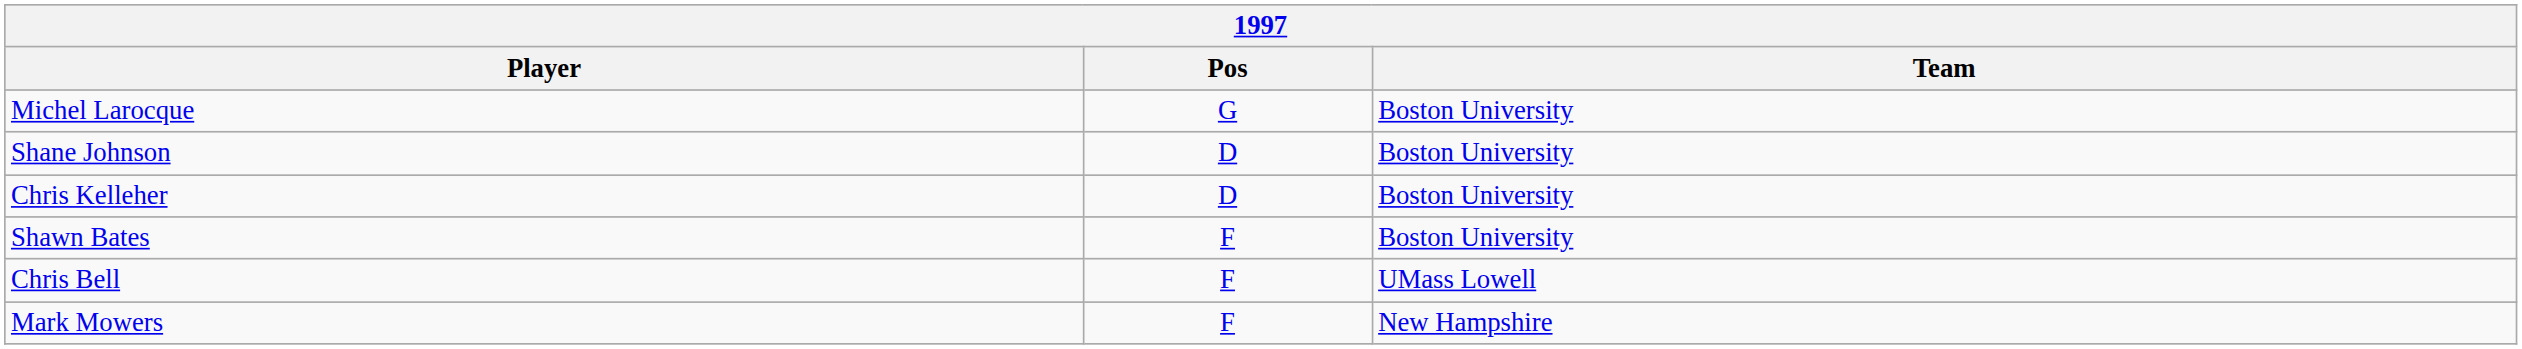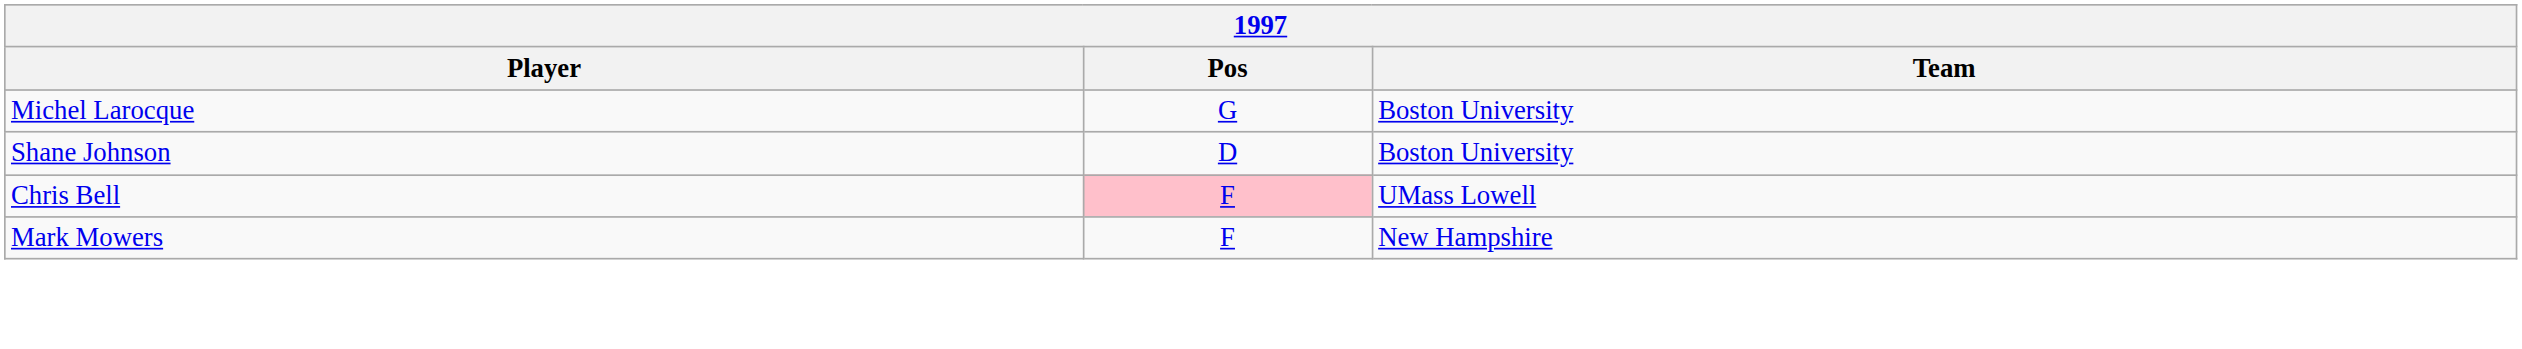- row: (89, 195)
- row: (80, 237)
(1228, 279) no background -> (1228, 195) pink background
